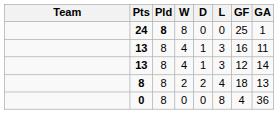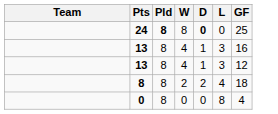- column: (263, 13)
(203, 30) normal -> (203, 30) bold
